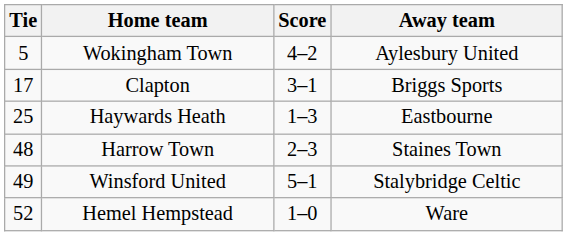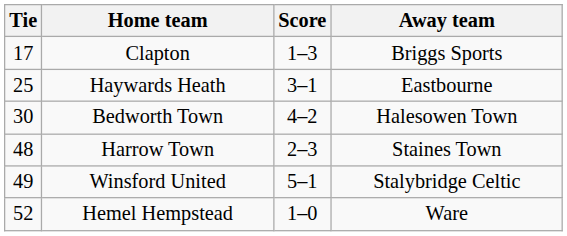- row: (158, 52)
(302, 85) 3–1 -> (302, 52) 1–3
(302, 117) 1–3 -> (302, 85) 3–1
+ row: (158, 117)
